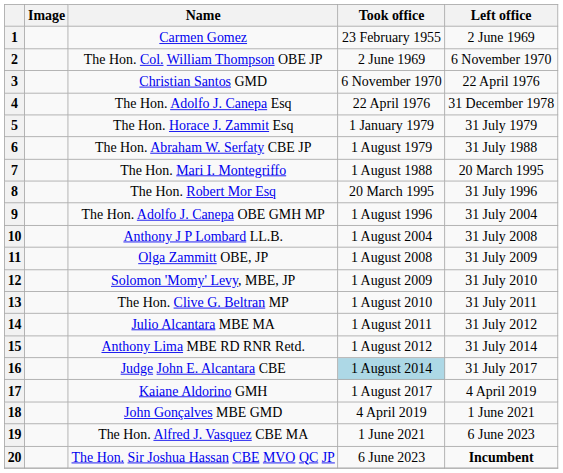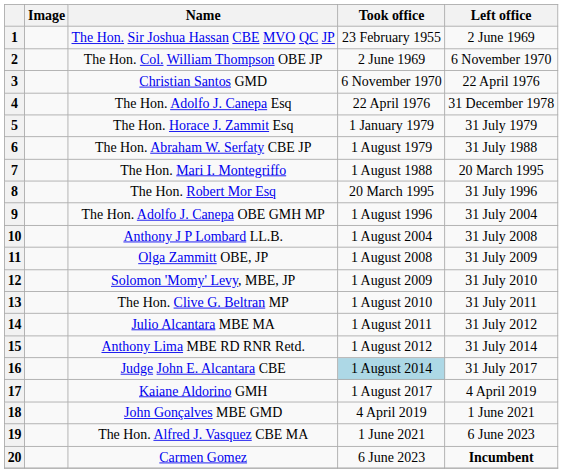(203, 37) Carmen Gomez -> (203, 37) The Hon. Sir Joshua Hassan CBE MVO QC JP
(203, 457) The Hon. Sir Joshua Hassan CBE MVO QC JP -> (203, 457) Carmen Gomez
